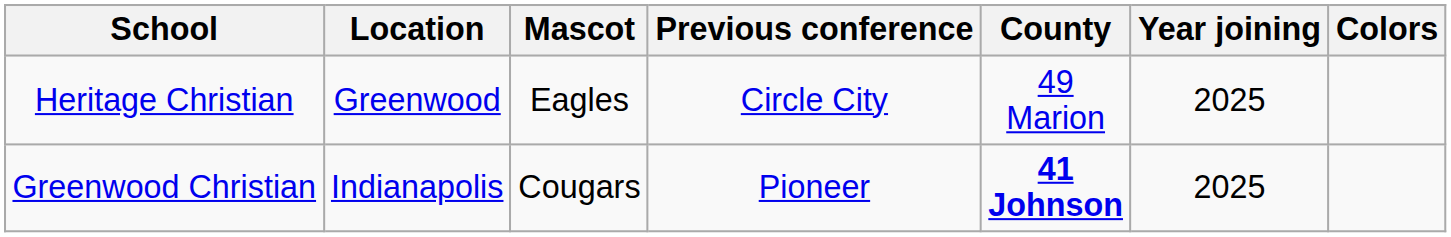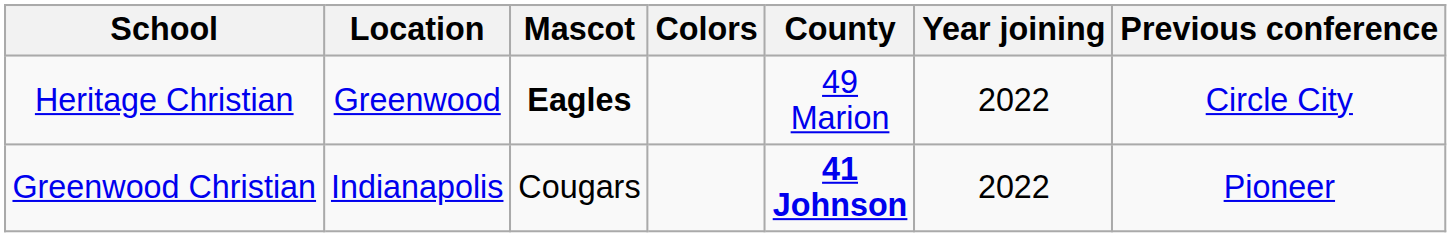columns swapped: (1387, 30) <-> (814, 30)
(579, 99) normal -> (579, 99) bold
(1229, 99) 2025 -> (1014, 99) 2022
(1229, 187) 2025 -> (1014, 187) 2022
